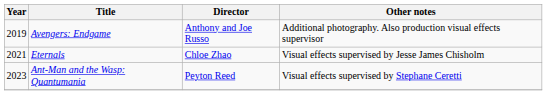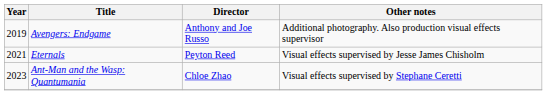(208, 54) Chloe Zhao -> (210, 54) Peyton Reed
(210, 76) Peyton Reed -> (208, 76) Chloe Zhao
